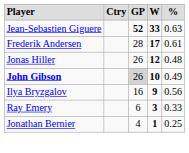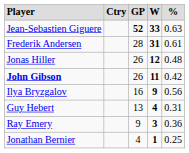(155, 44) 17 -> (155, 44) 31
(138, 76) lightgrey background -> (138, 76) no background
(155, 76) 10 -> (155, 76) 11
(173, 76) 0.49 -> (173, 76) 0.42
+ row: (30, 108)
(138, 108) 6 -> (138, 124) 9
(173, 108) 0.33 -> (173, 124) 0.36
